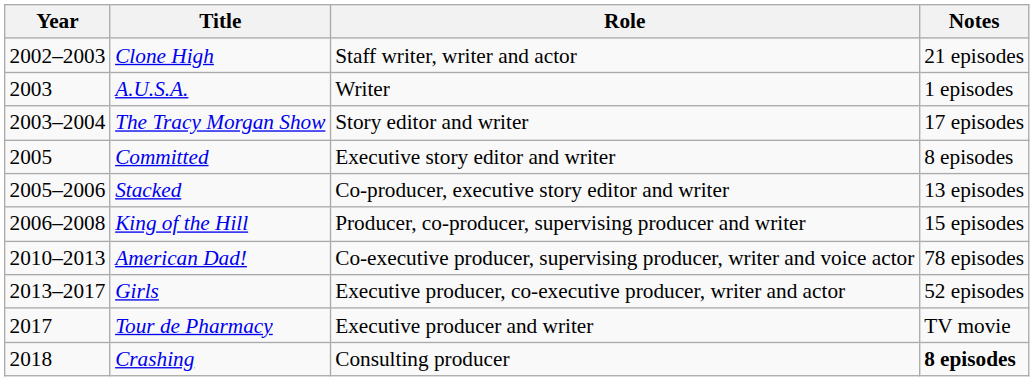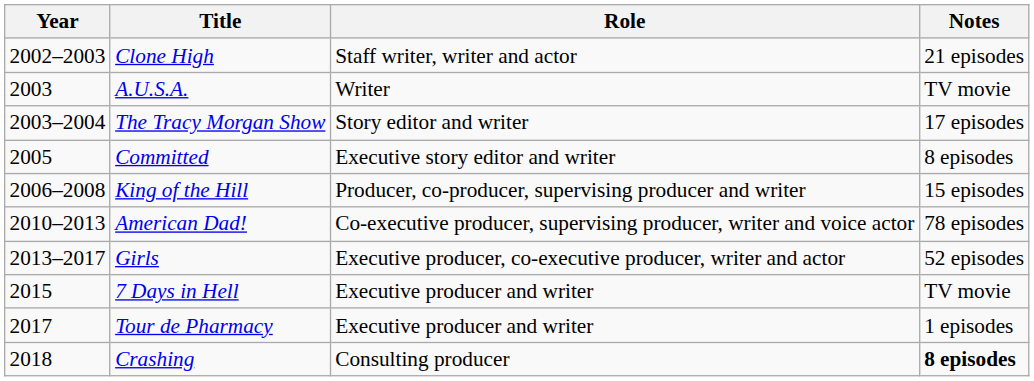(969, 88) 1 episodes -> (967, 88) TV movie
- row: (148, 190)
+ row: (177, 291)
(967, 325) TV movie -> (969, 325) 1 episodes
